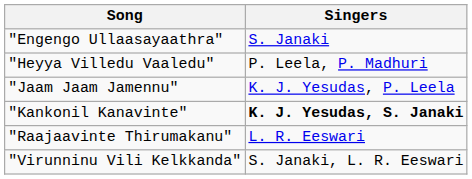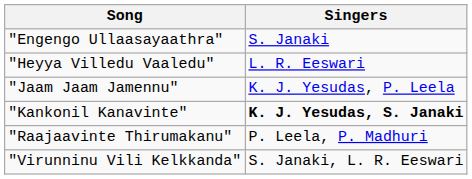(338, 65) P. Leela, P. Madhuri -> (307, 65) L. R. Eeswari
(307, 138) L. R. Eeswari -> (338, 138) P. Leela, P. Madhuri
